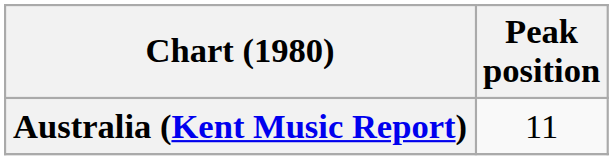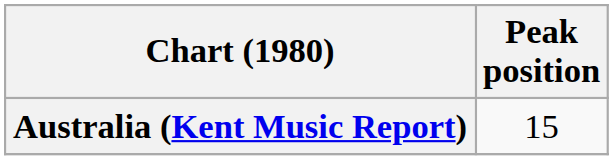(542, 125) 11 -> (542, 125) 15
